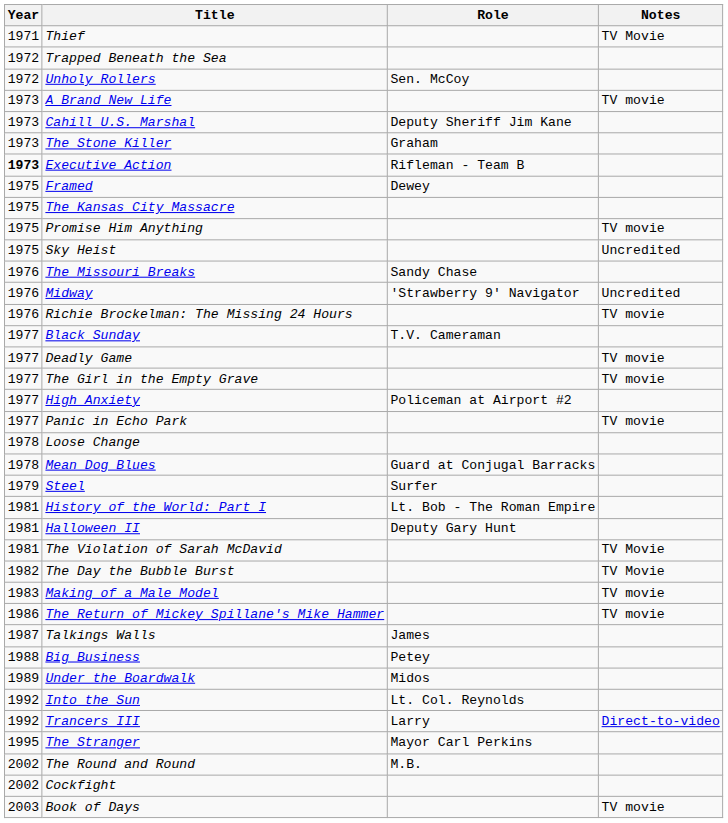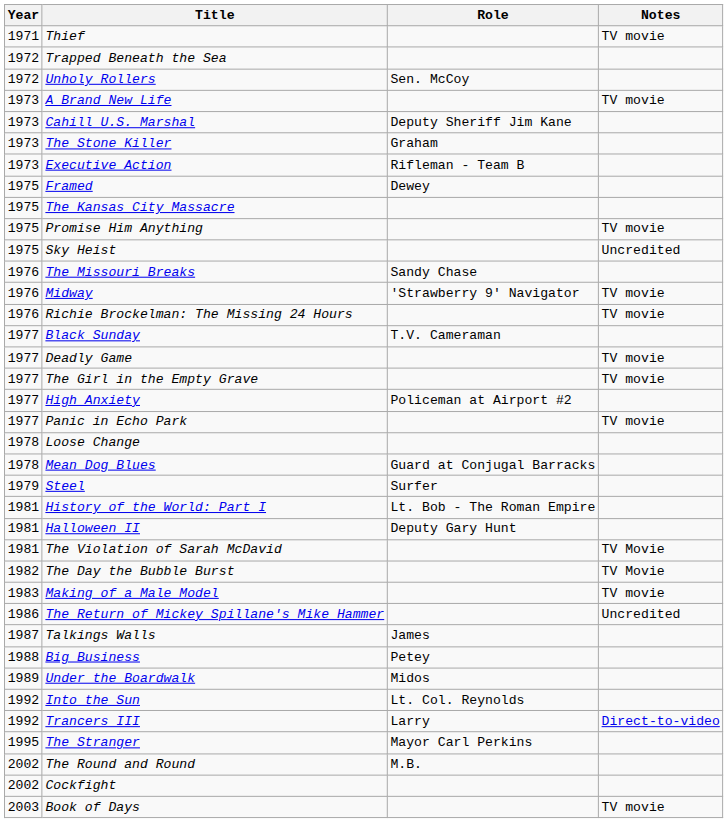(633, 37) TV Movie -> (633, 37) TV movie
(23, 165) bold -> (23, 165) normal
(641, 293) Uncredited -> (633, 293) TV movie
(633, 614) TV movie -> (641, 614) Uncredited
